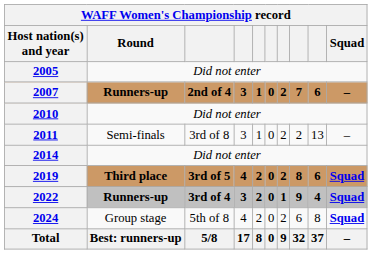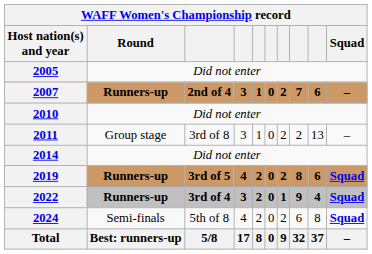(136, 134) Semi-finals -> (136, 134) Group stage
(136, 176) Third place -> (136, 176) Runners-up
(136, 218) Group stage -> (136, 218) Semi-finals
